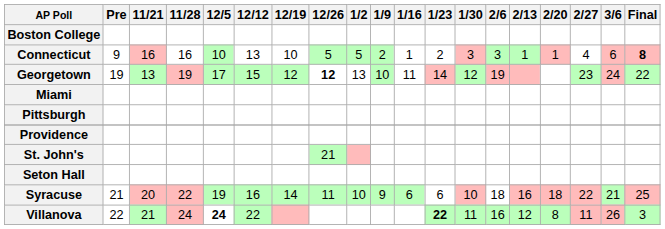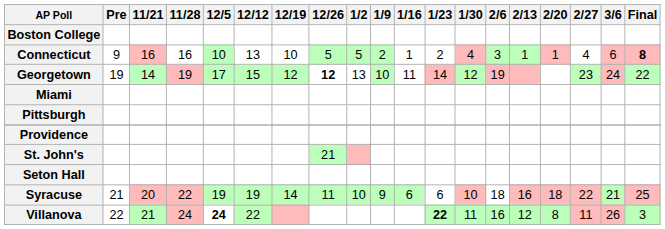(471, 55) 3 -> (471, 55) 4
(148, 75) 13 -> (148, 75) 14
(253, 195) 16 -> (253, 195) 19
